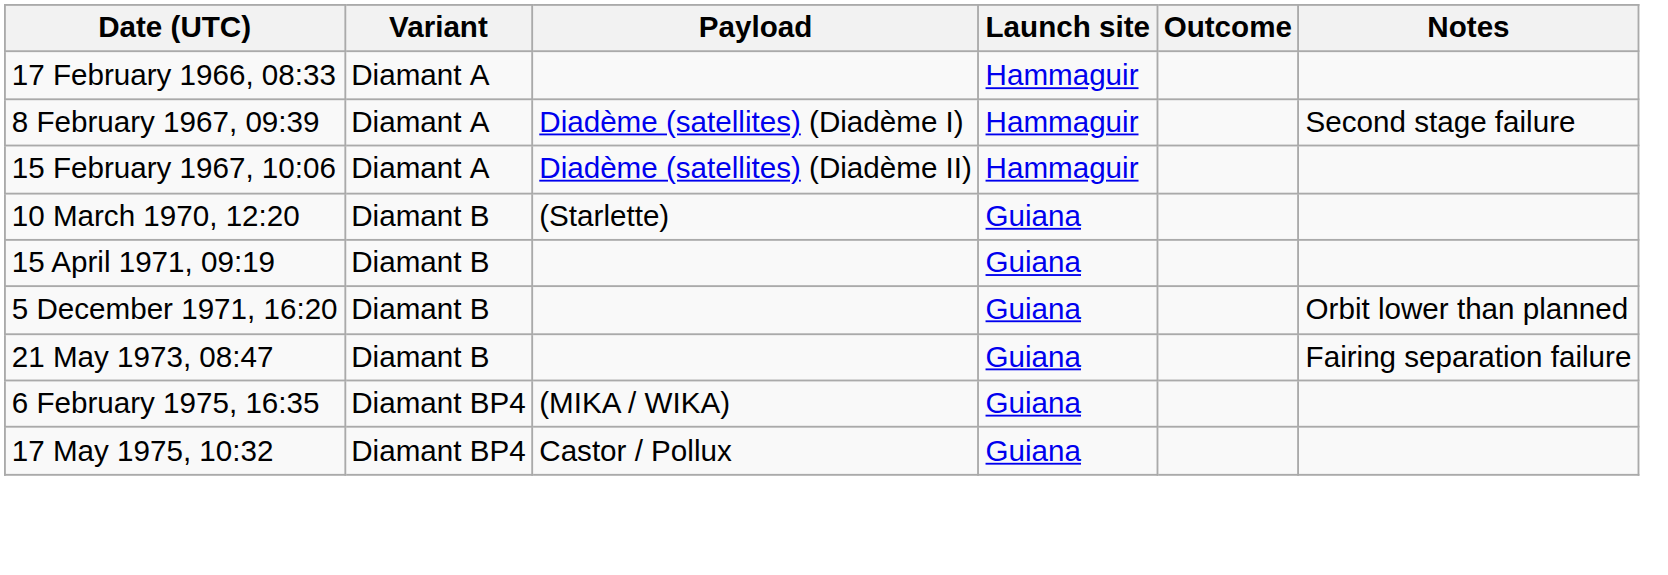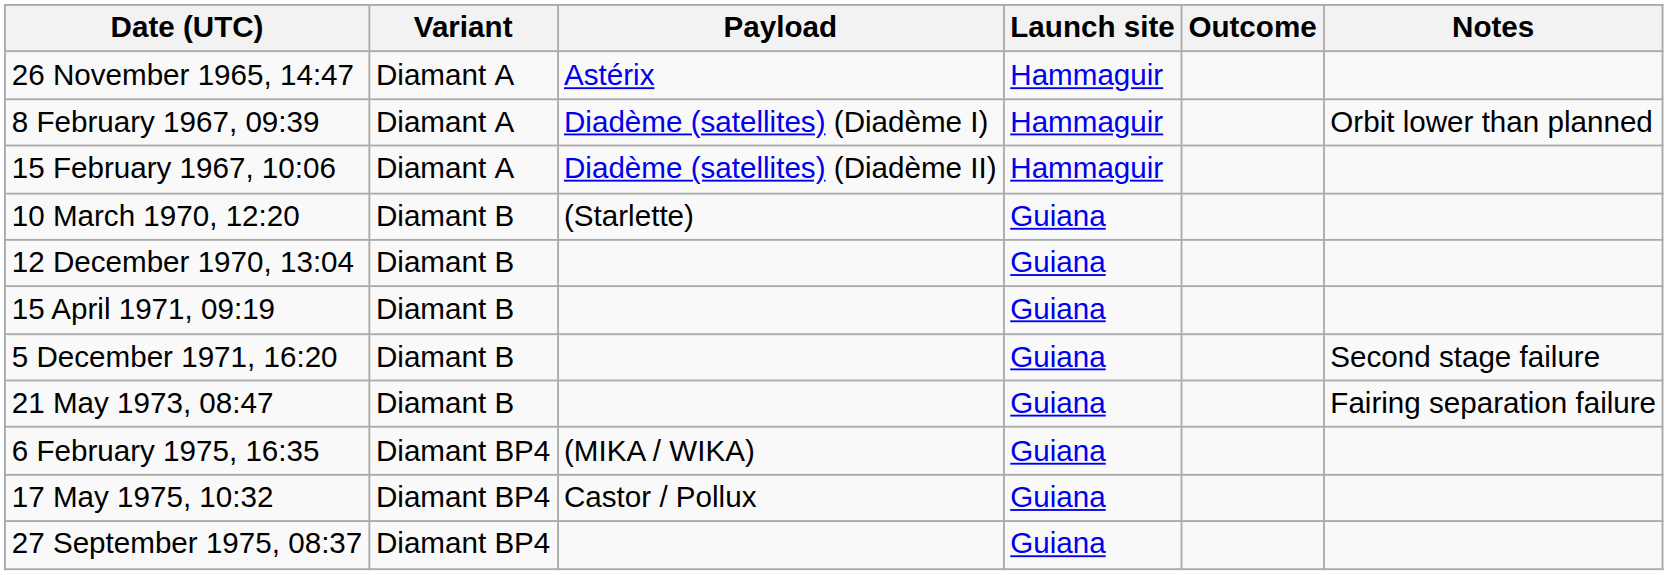+ row: (183, 74)
- row: (174, 74)
(1441, 121) Second stage failure -> (1492, 121) Orbit lower than planned
+ row: (183, 262)
(1467, 309) Orbit lower than planned -> (1465, 356) Second stage failure
+ row: (187, 544)
